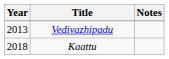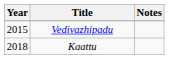(17, 29) 2013 -> (17, 29) 2015
